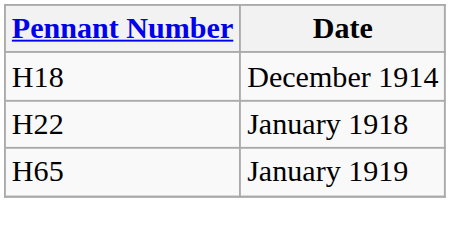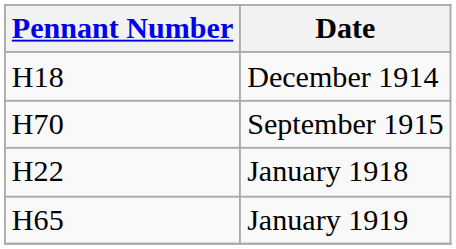+ row: (345, 123)
